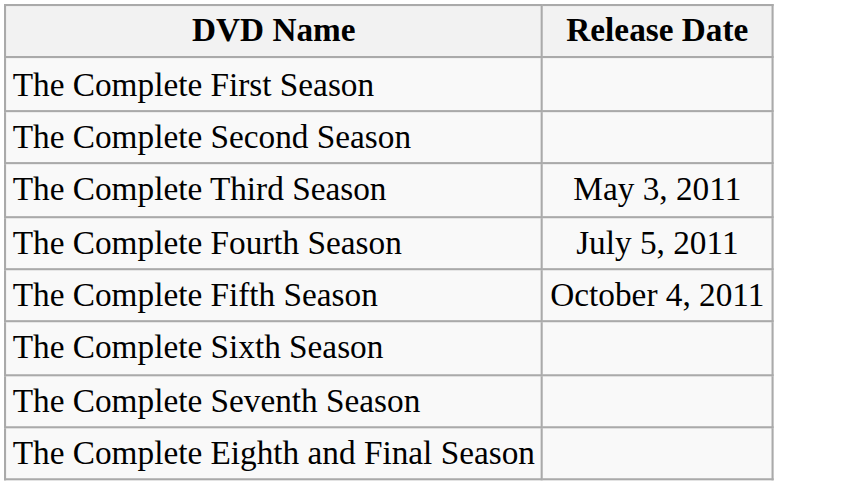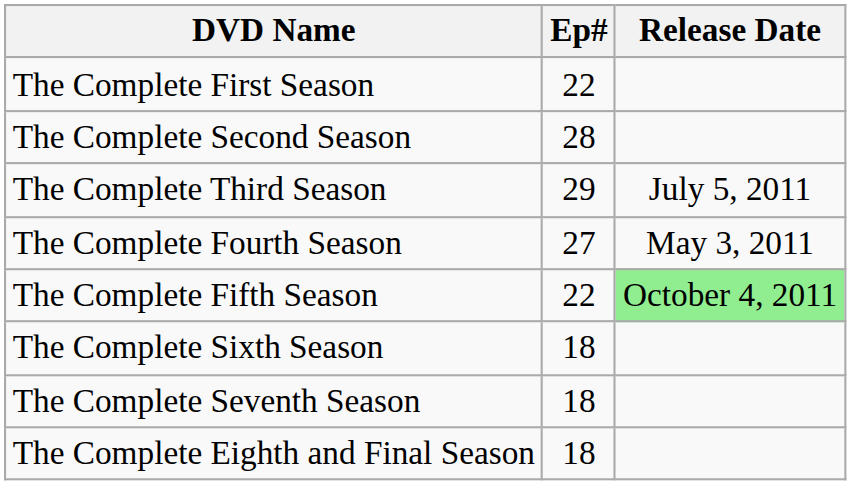+ column: (579, 30)
(657, 189) May 3, 2011 -> (730, 189) July 5, 2011
(657, 242) July 5, 2011 -> (730, 242) May 3, 2011
(657, 294) no background -> (730, 294) lightgreen background
